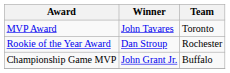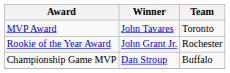(144, 44) Dan Stroup -> (149, 44) John Grant Jr.
(149, 60) John Grant Jr. -> (144, 60) Dan Stroup
